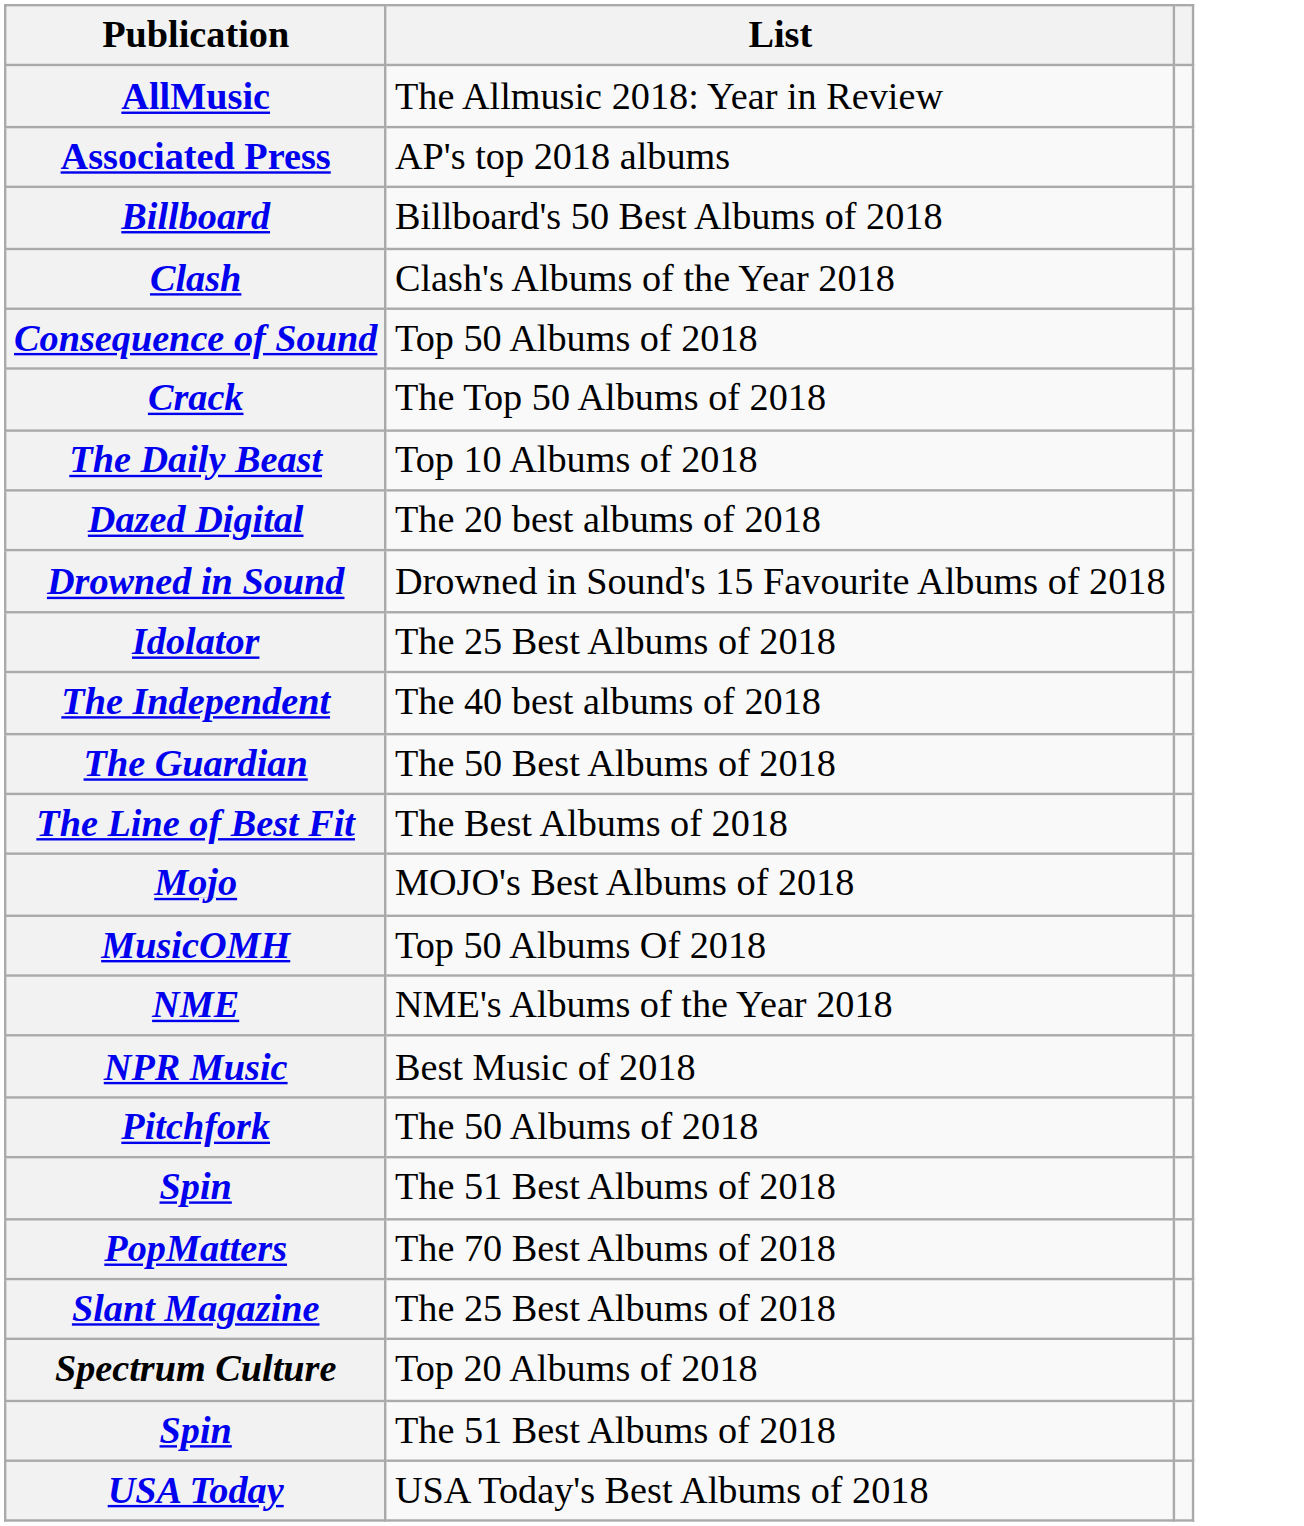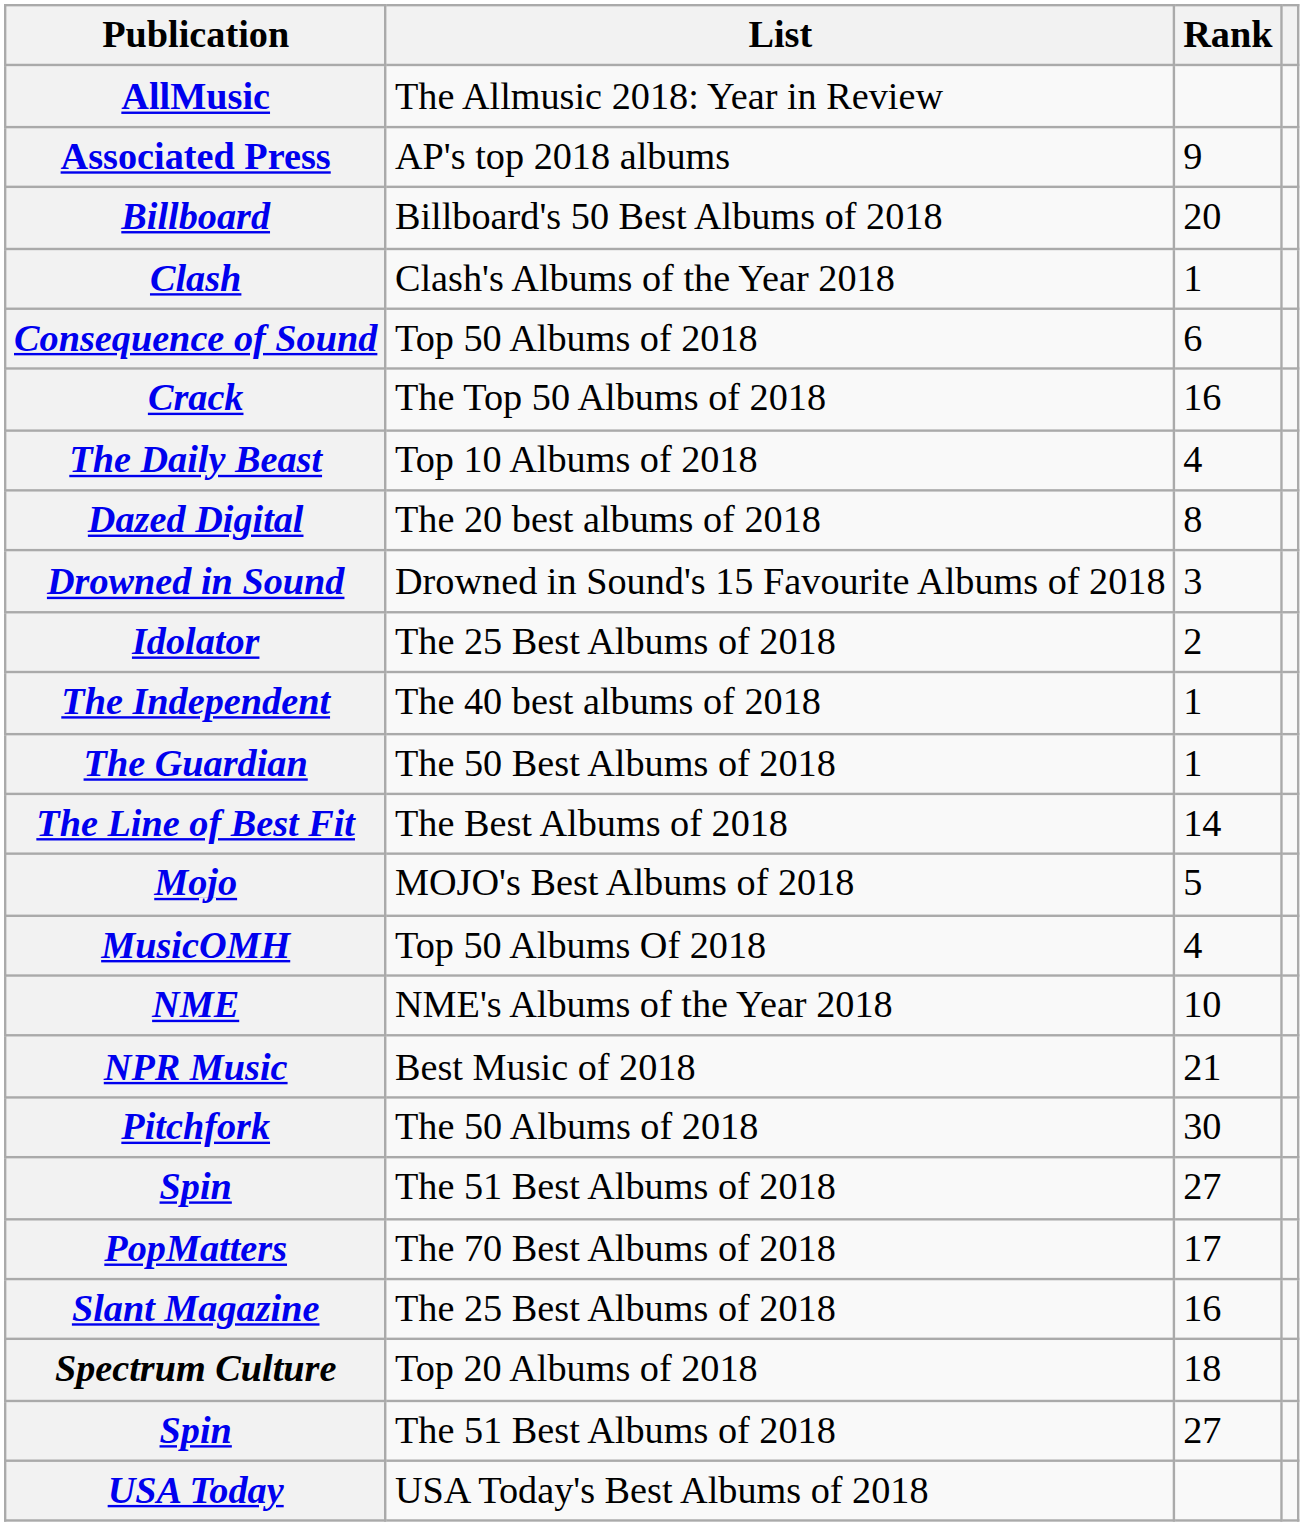+ column: (1228, 34)
